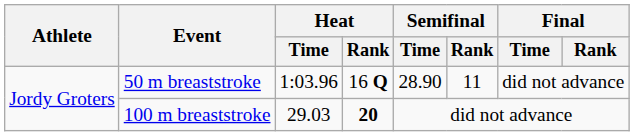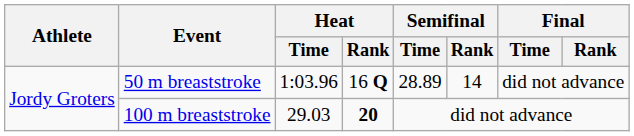(420, 82) 28.90 -> (420, 82) 28.89
(472, 82) 11 -> (472, 82) 14
